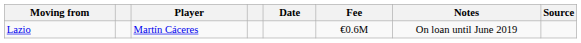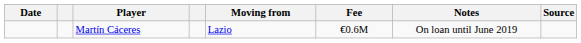columns swapped: (290, 12) <-> (60, 12)
